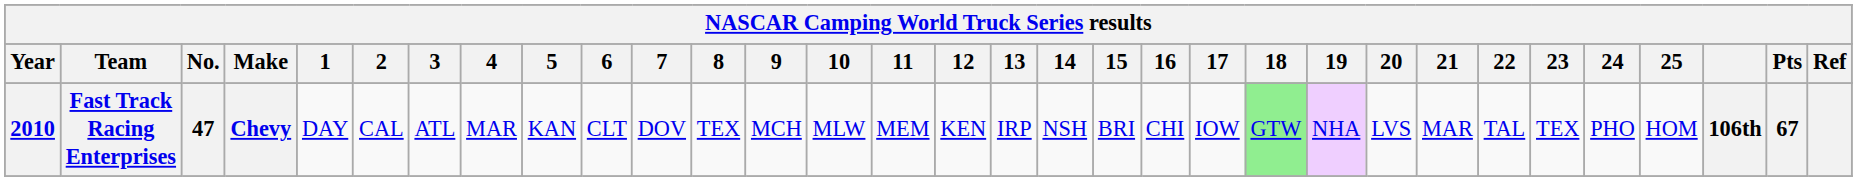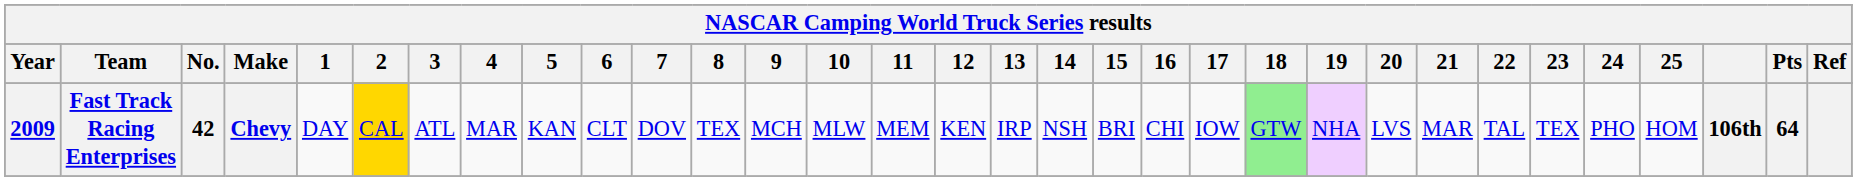(33, 129) 2010 -> (33, 129) 2009
(203, 129) 47 -> (203, 129) 42
(381, 129) no background -> (381, 129) gold background
(1787, 129) 67 -> (1787, 129) 64
